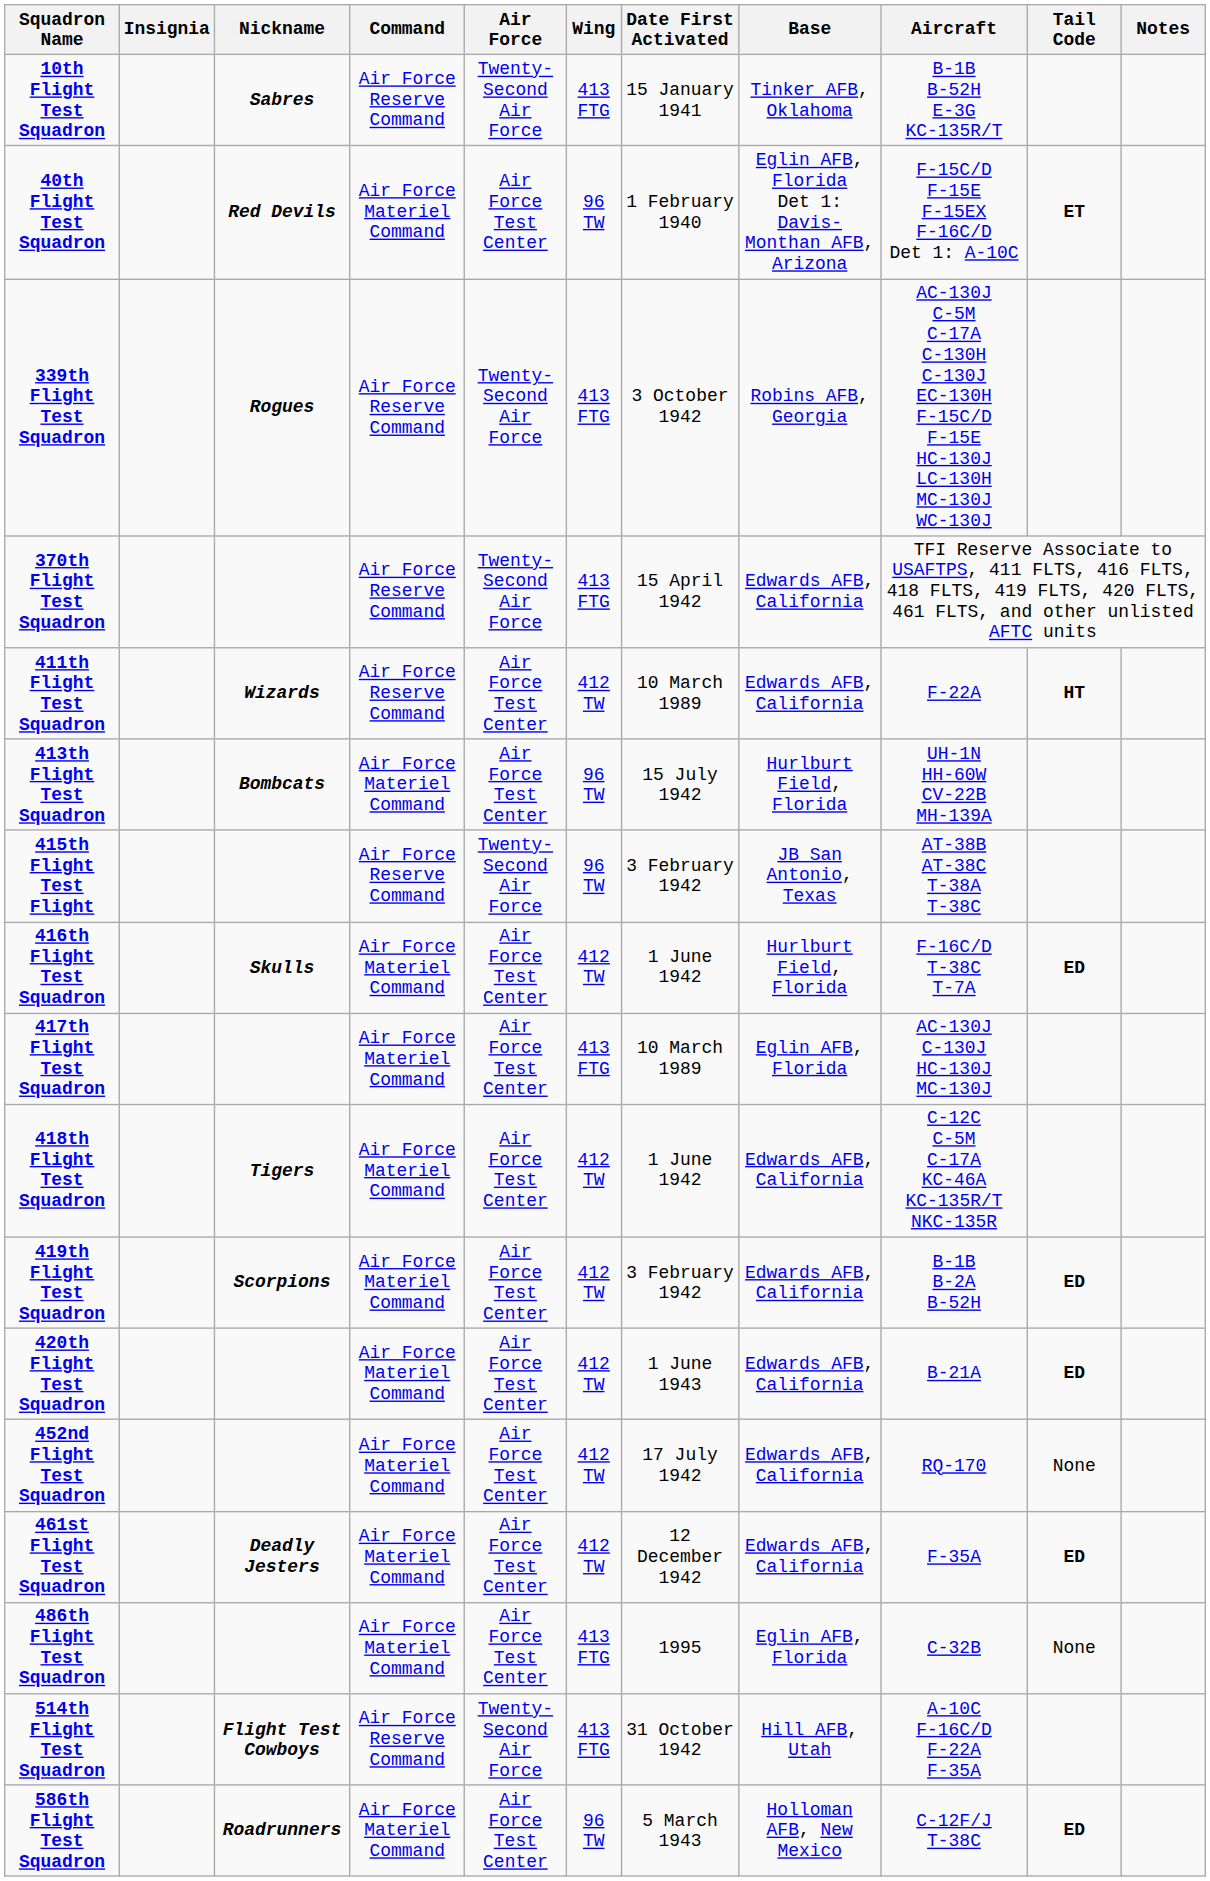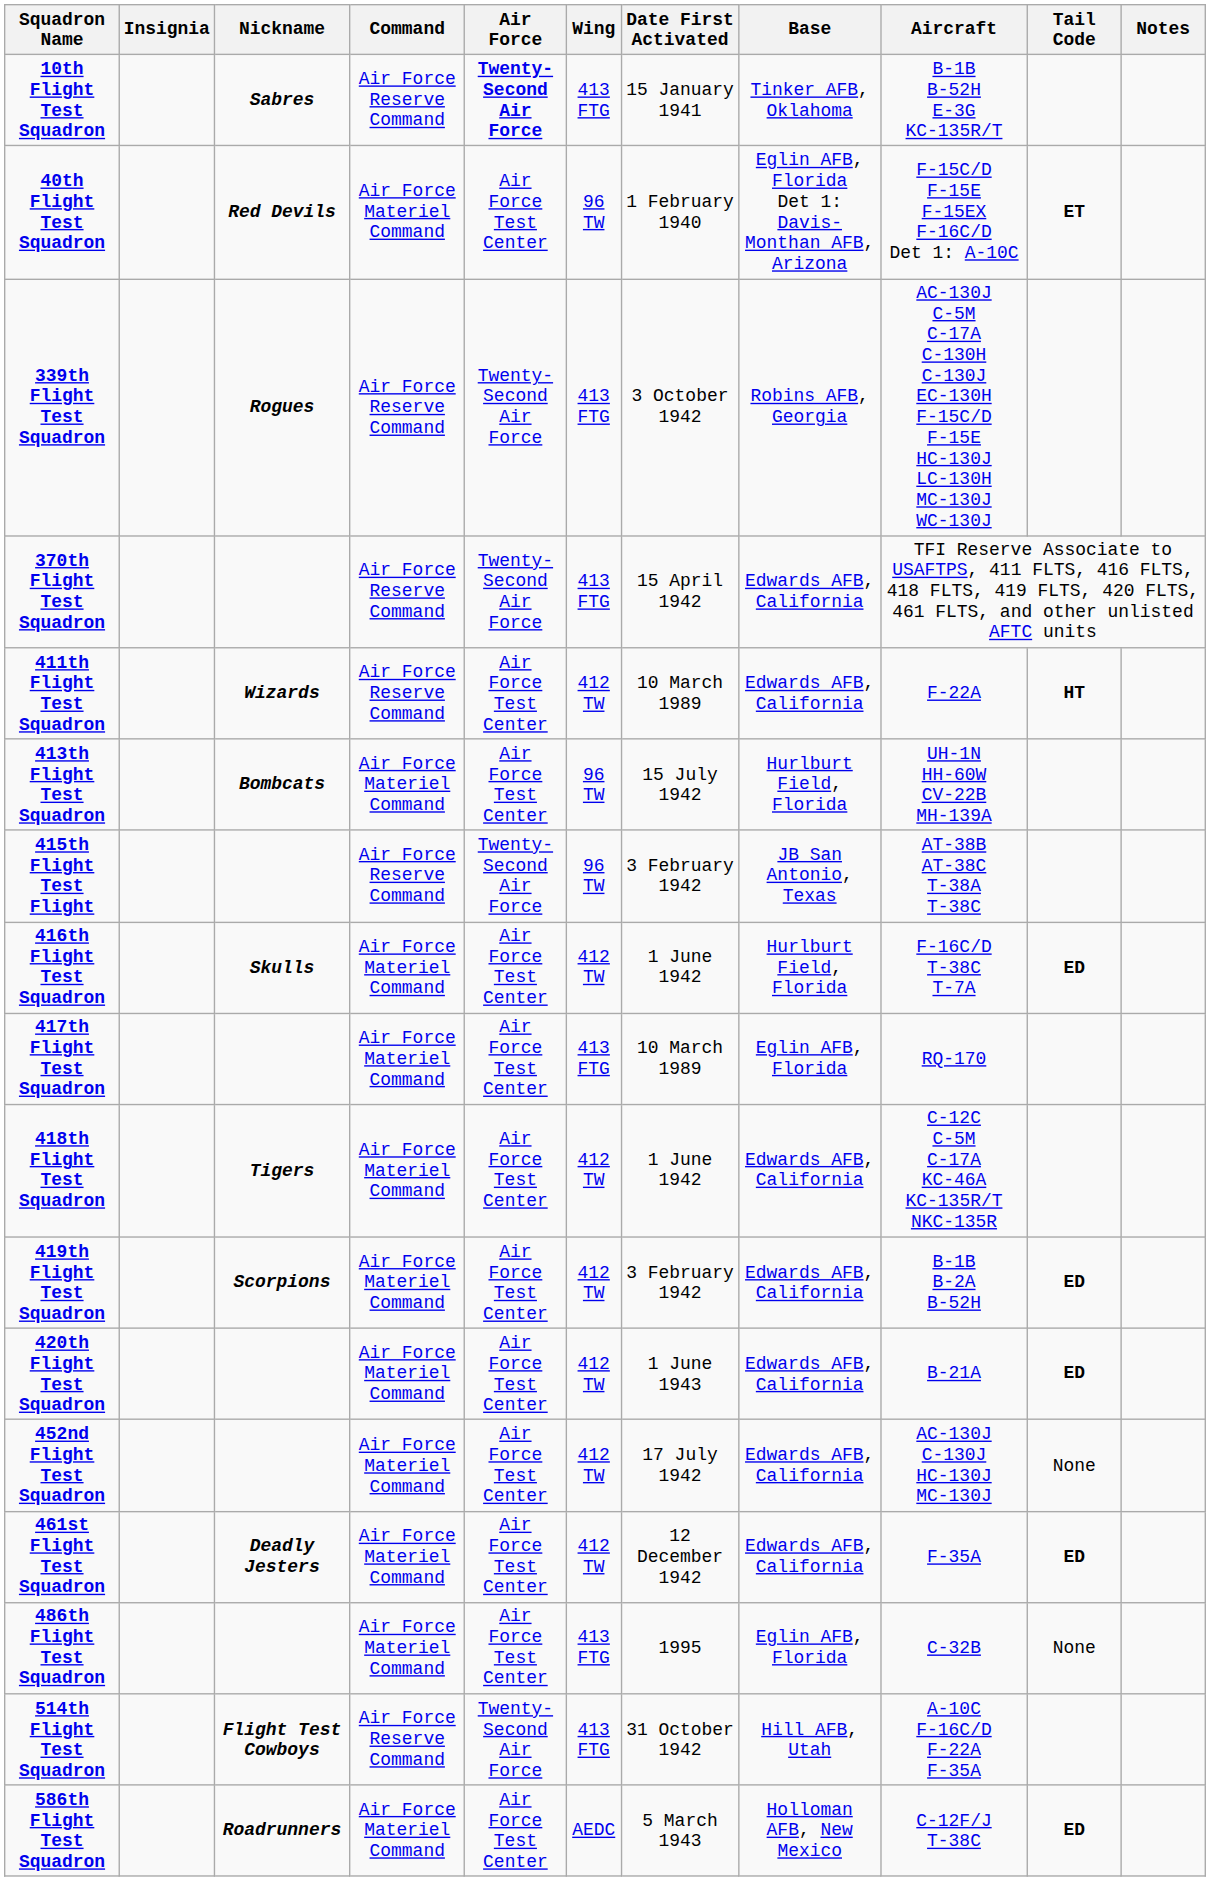(515, 100) normal -> (515, 100) bold
(954, 1059) AC-130J C-130J HC-130J MC-130J -> (954, 1059) RQ-170
(954, 1465) RQ-170 -> (954, 1465) AC-130J C-130J HC-130J MC-130J
(594, 1831) 96 TW -> (594, 1831) AEDC
